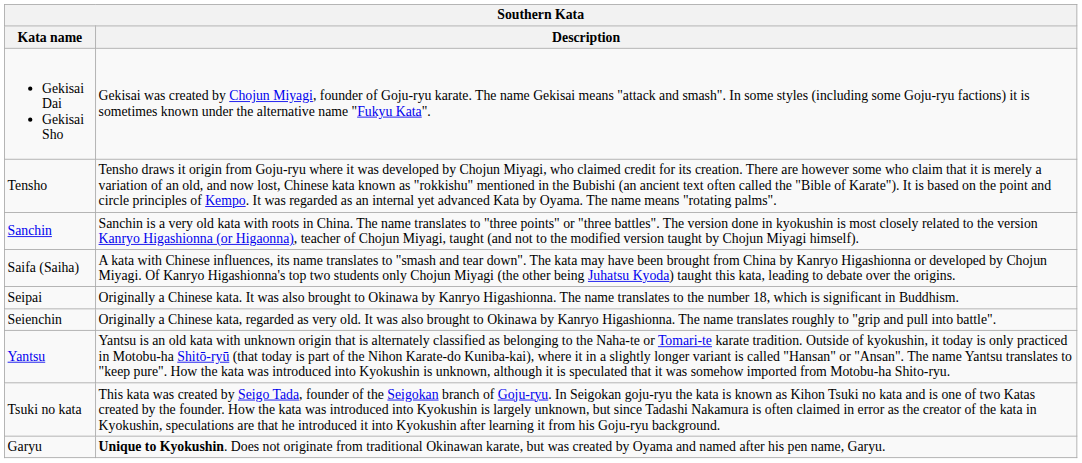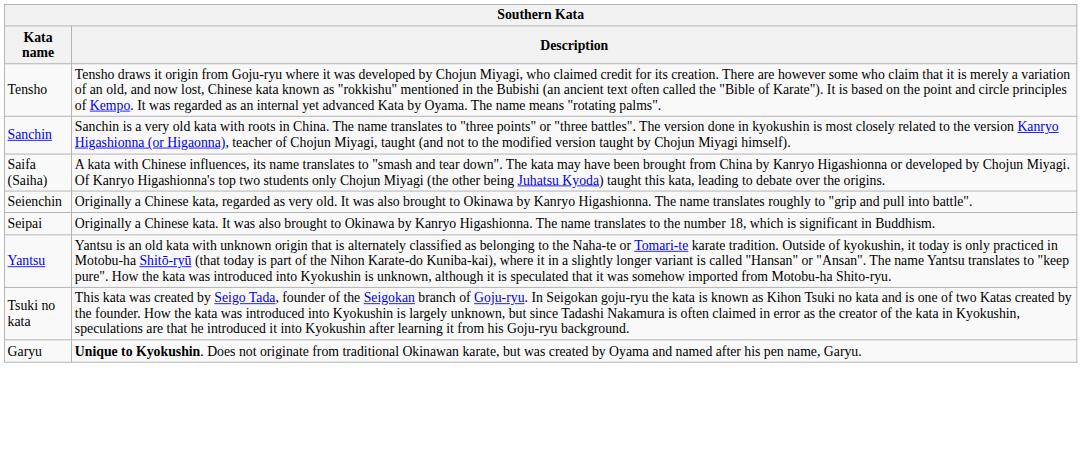- row: (50, 111)
rows swapped: (35, 319) <-> (25, 297)
